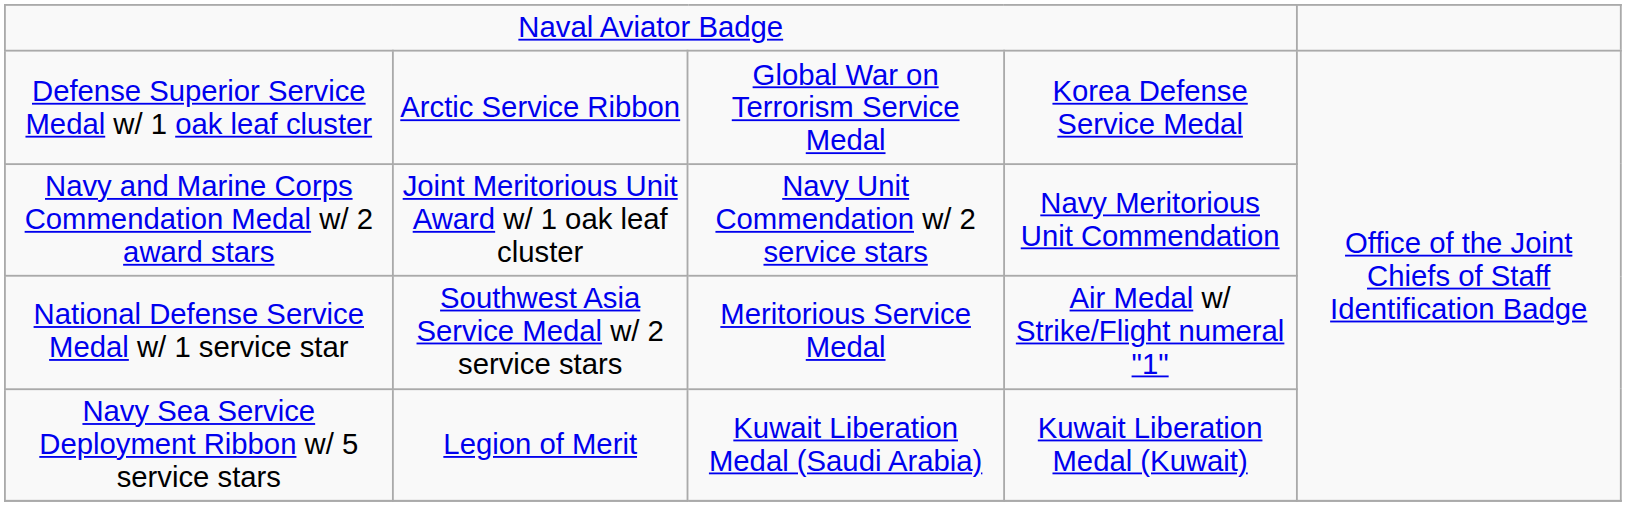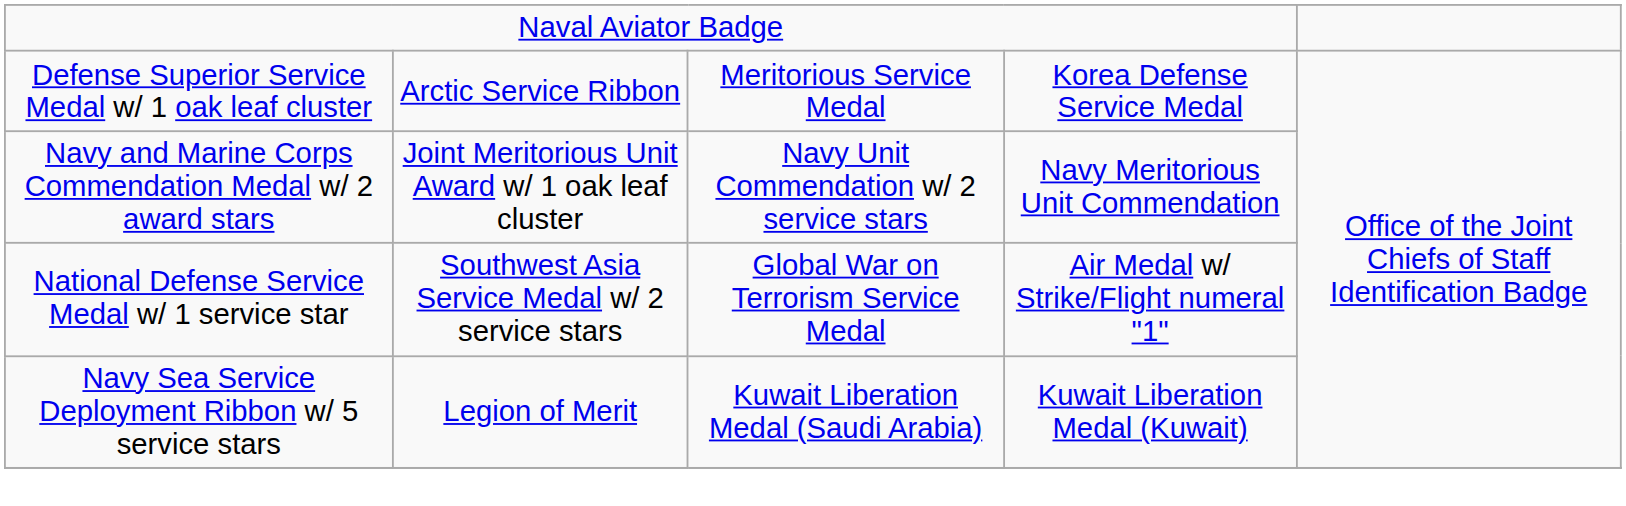(846, 107) Global War on Terrorism Service Medal -> (846, 90) Meritorious Service Medal
(846, 331) Meritorious Service Medal -> (846, 298) Global War on Terrorism Service Medal
